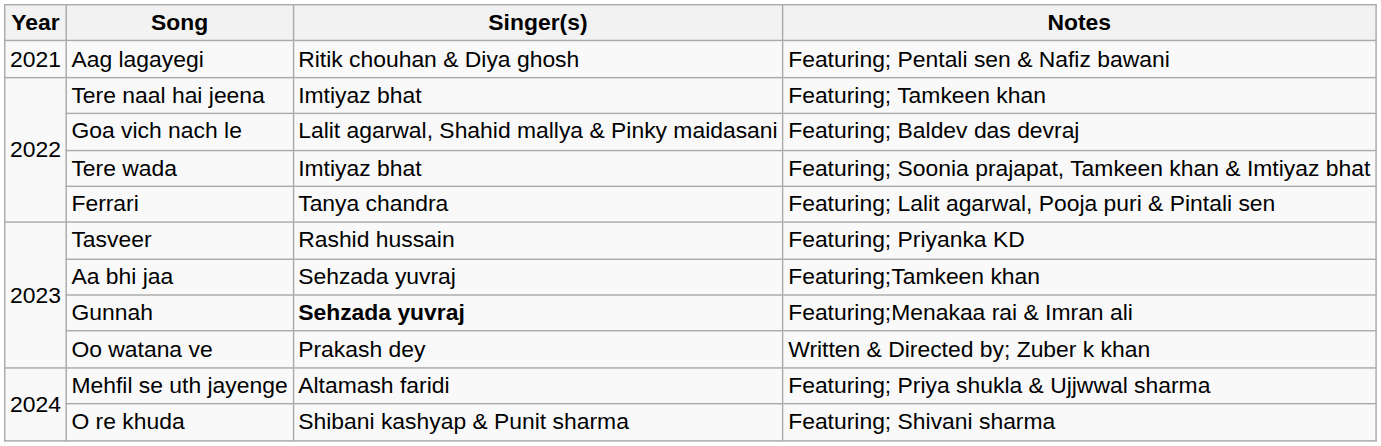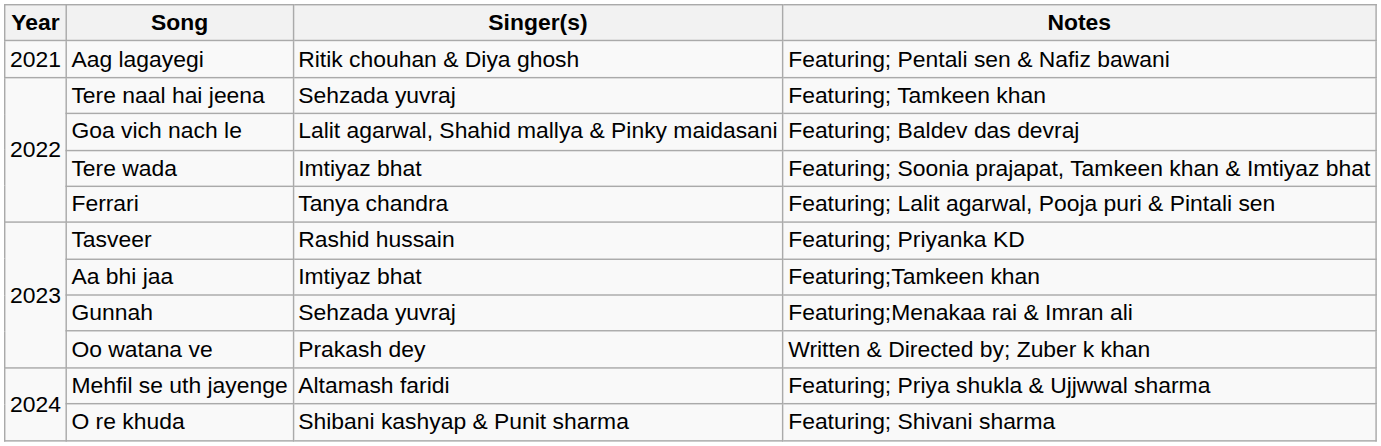(360, 95) Imtiyaz bhat -> (377, 95) Sehzada yuvraj
(377, 276) Sehzada yuvraj -> (360, 276) Imtiyaz bhat
(381, 312) bold -> (377, 312) normal
